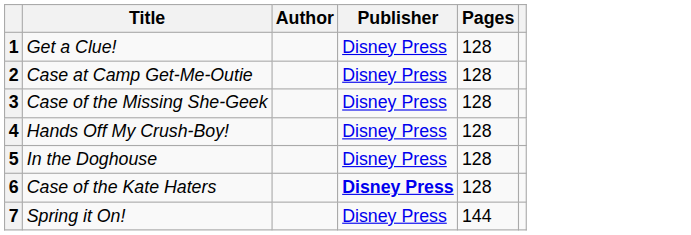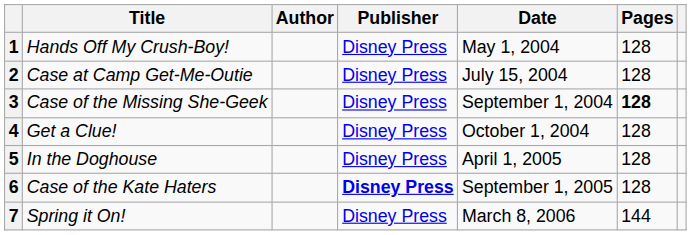+ column: (537, 18)
(72, 46) Get a Clue! -> (128, 46) Hands Off My Crush-Boy!
(477, 103) normal -> (636, 103) bold
(128, 131) Hands Off My Crush-Boy! -> (72, 131) Get a Clue!
